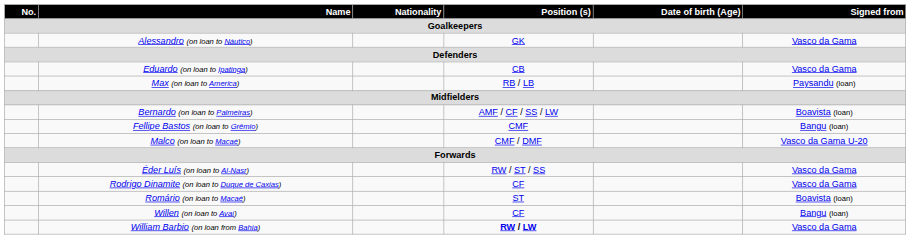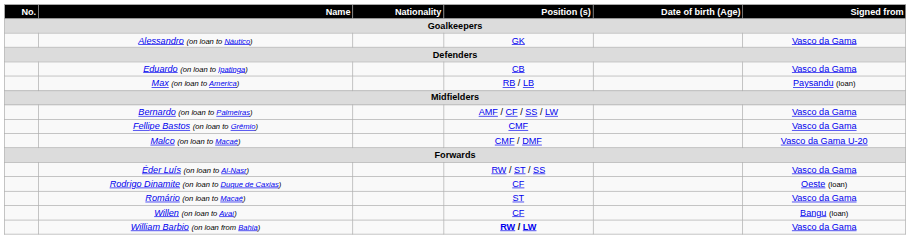(824, 112) Boavista (loan) -> (824, 112) Vasco da Gama
(824, 126) Bangu (loan) -> (824, 126) Vasco da Gama
(824, 183) Vasco da Gama -> (824, 183) Oeste (loan)
(824, 198) Boavista (loan) -> (824, 198) Vasco da Gama
